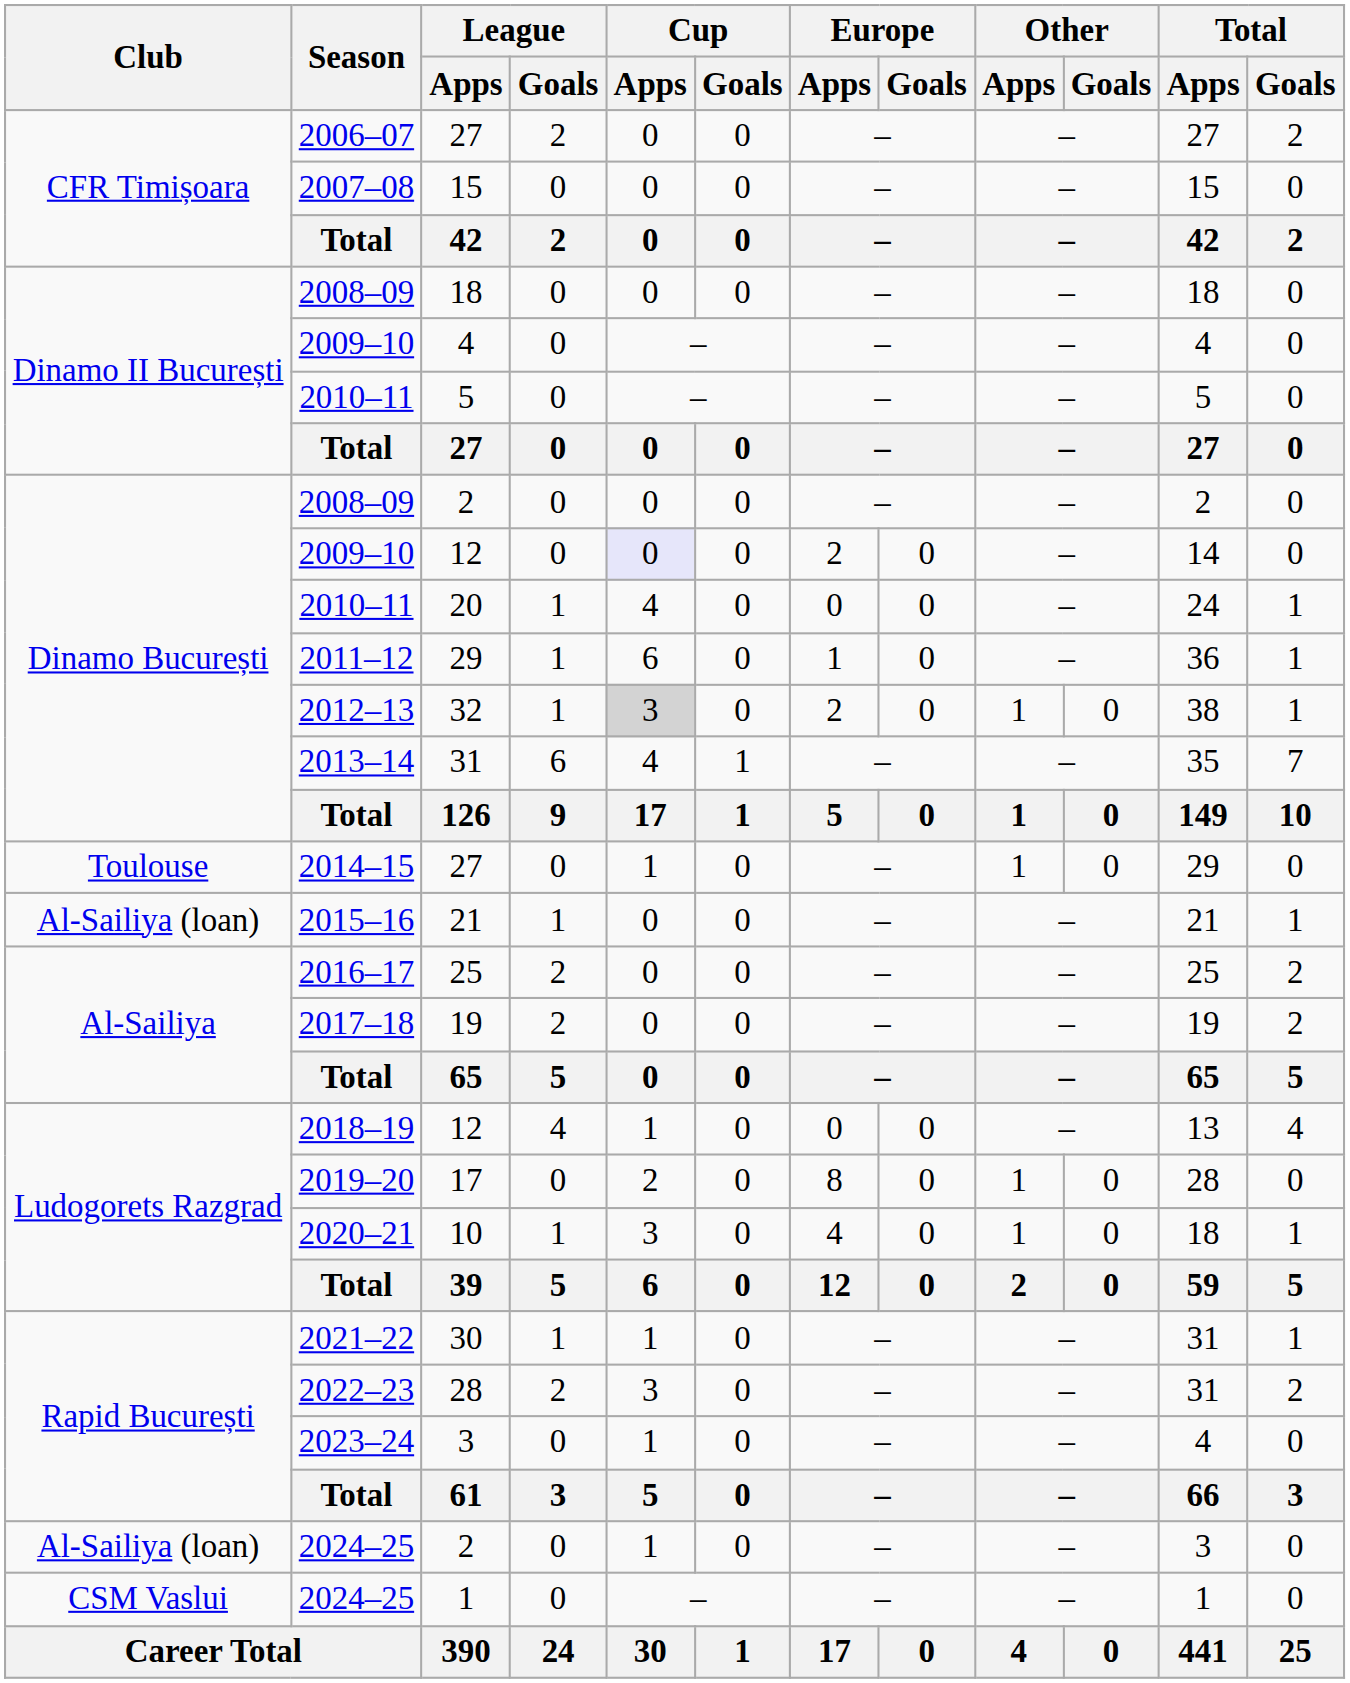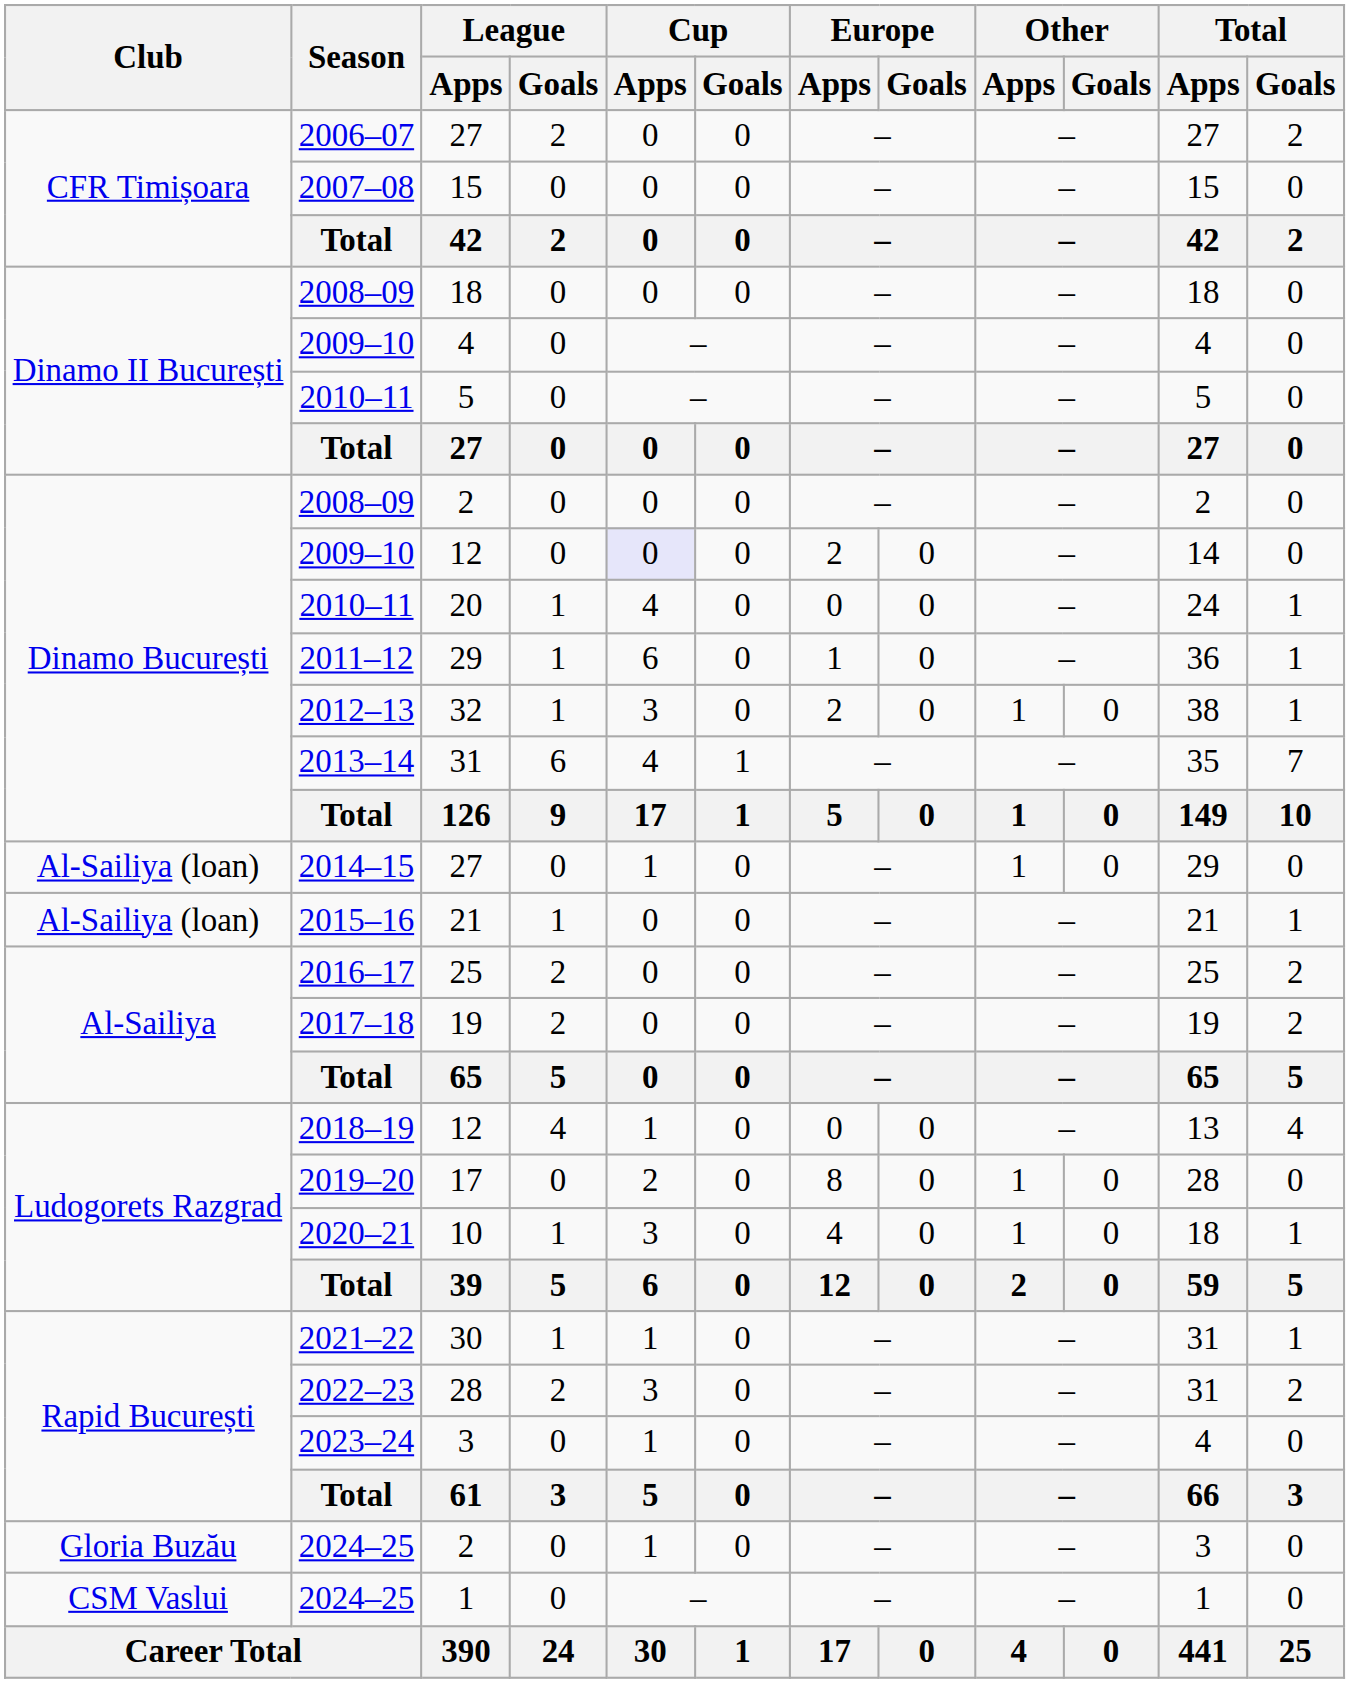(650, 710) lightgrey background -> (650, 710) no background
(148, 866) Toulouse -> (148, 866) Al-Sailiya (loan)
(148, 1546) Al-Sailiya (loan) -> (148, 1546) Gloria Buzău
